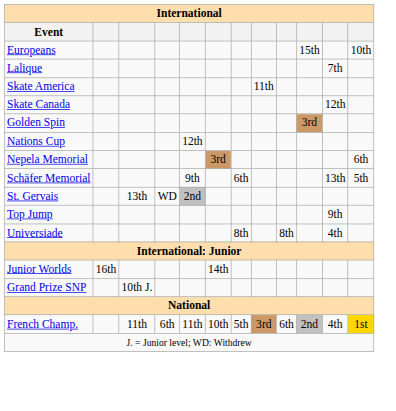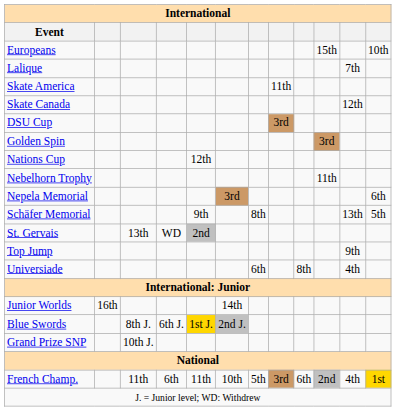+ row: (30, 123)
+ row: (49, 178)
(241, 178) 6th -> (258, 214) 8th
(241, 232) 8th -> (258, 269) 6th
+ row: (37, 324)
